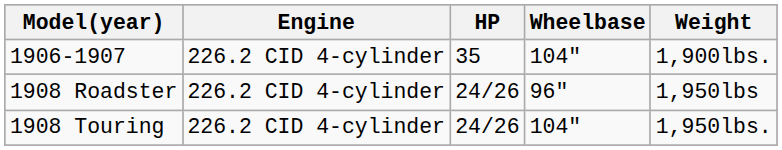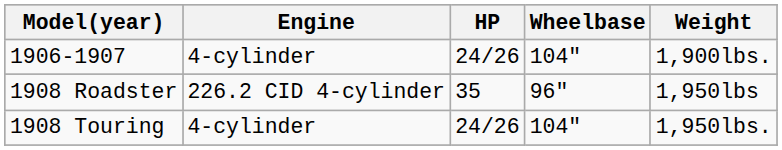(316, 57) 226.2 CID 4-cylinder -> (252, 57) 4-cylinder
(468, 57) 35 -> (487, 57) 24/26
(487, 92) 24/26 -> (468, 92) 35
(316, 127) 226.2 CID 4-cylinder -> (252, 127) 4-cylinder
